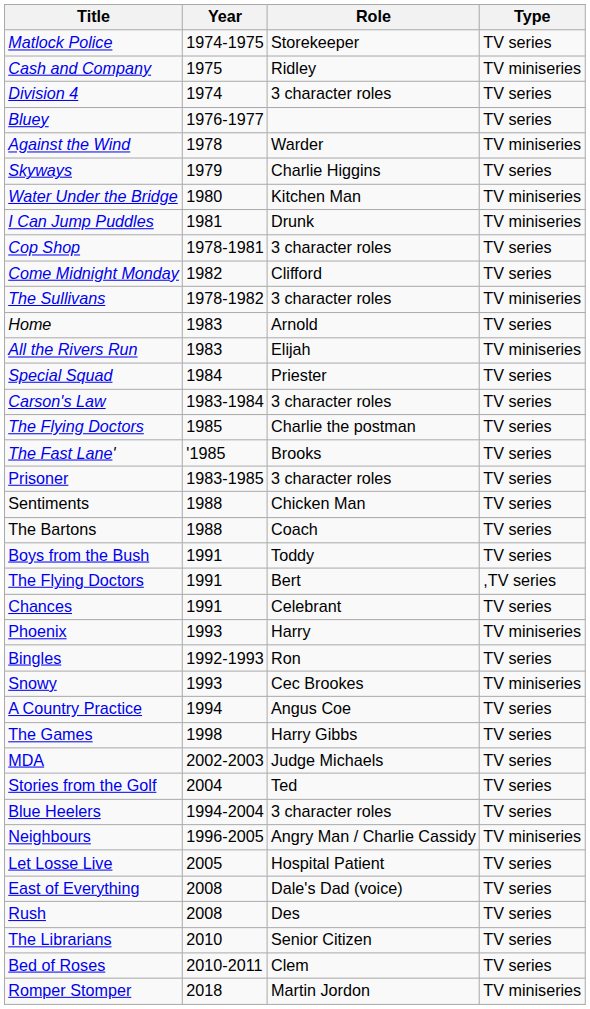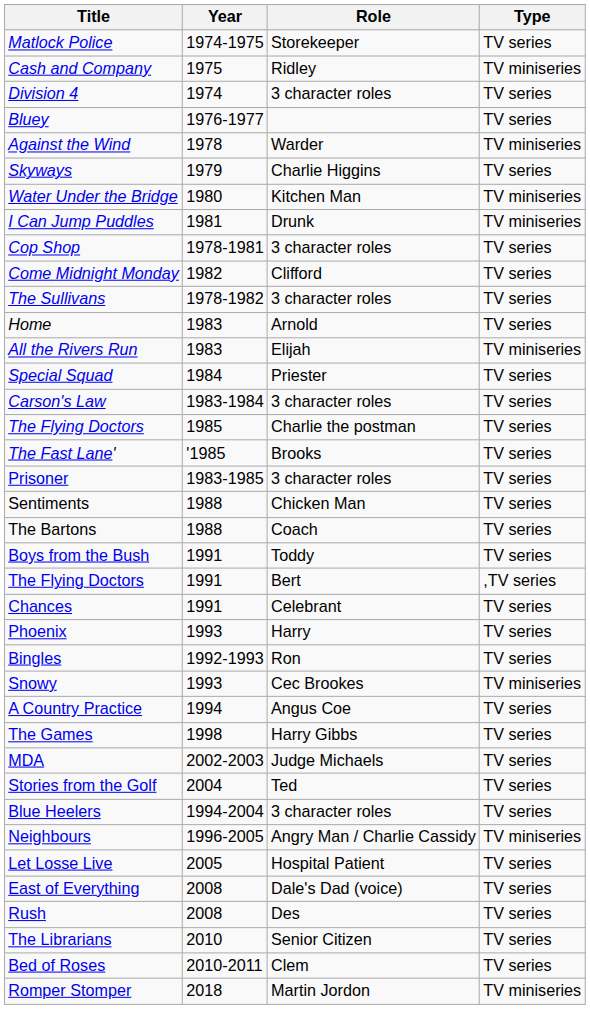(532, 299) TV miniseries -> (517, 299) TV series
(532, 632) TV miniseries -> (517, 632) TV series
